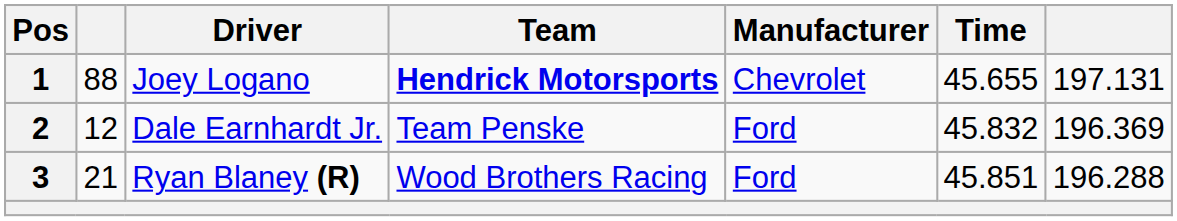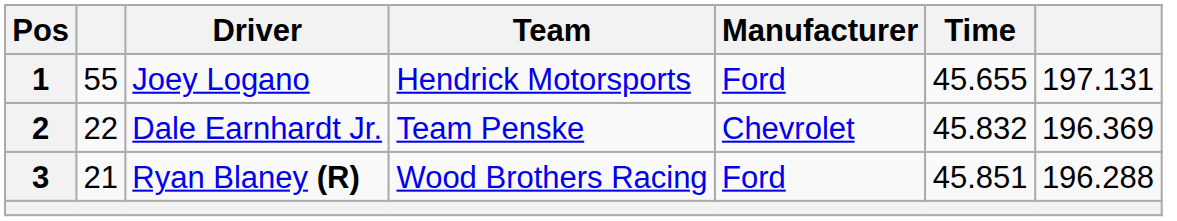(101, 79) 88 -> (101, 79) 55
(557, 79) bold -> (544, 79) normal
(799, 79) Chevrolet -> (754, 79) Ford
(101, 128) 12 -> (101, 128) 22
(765, 128) Ford -> (788, 128) Chevrolet
